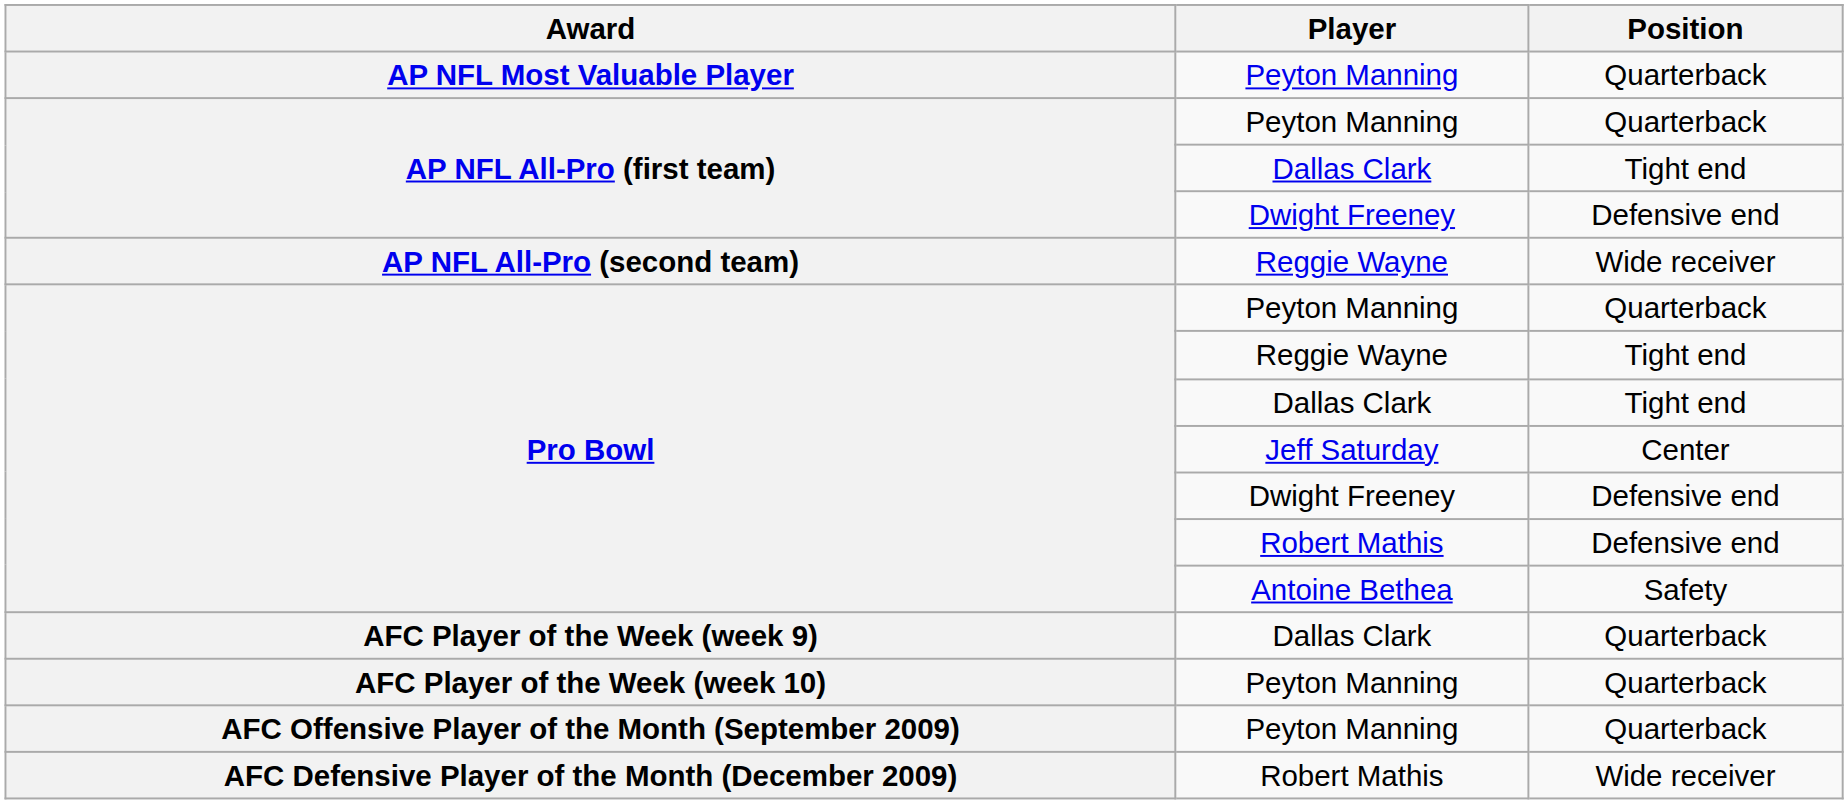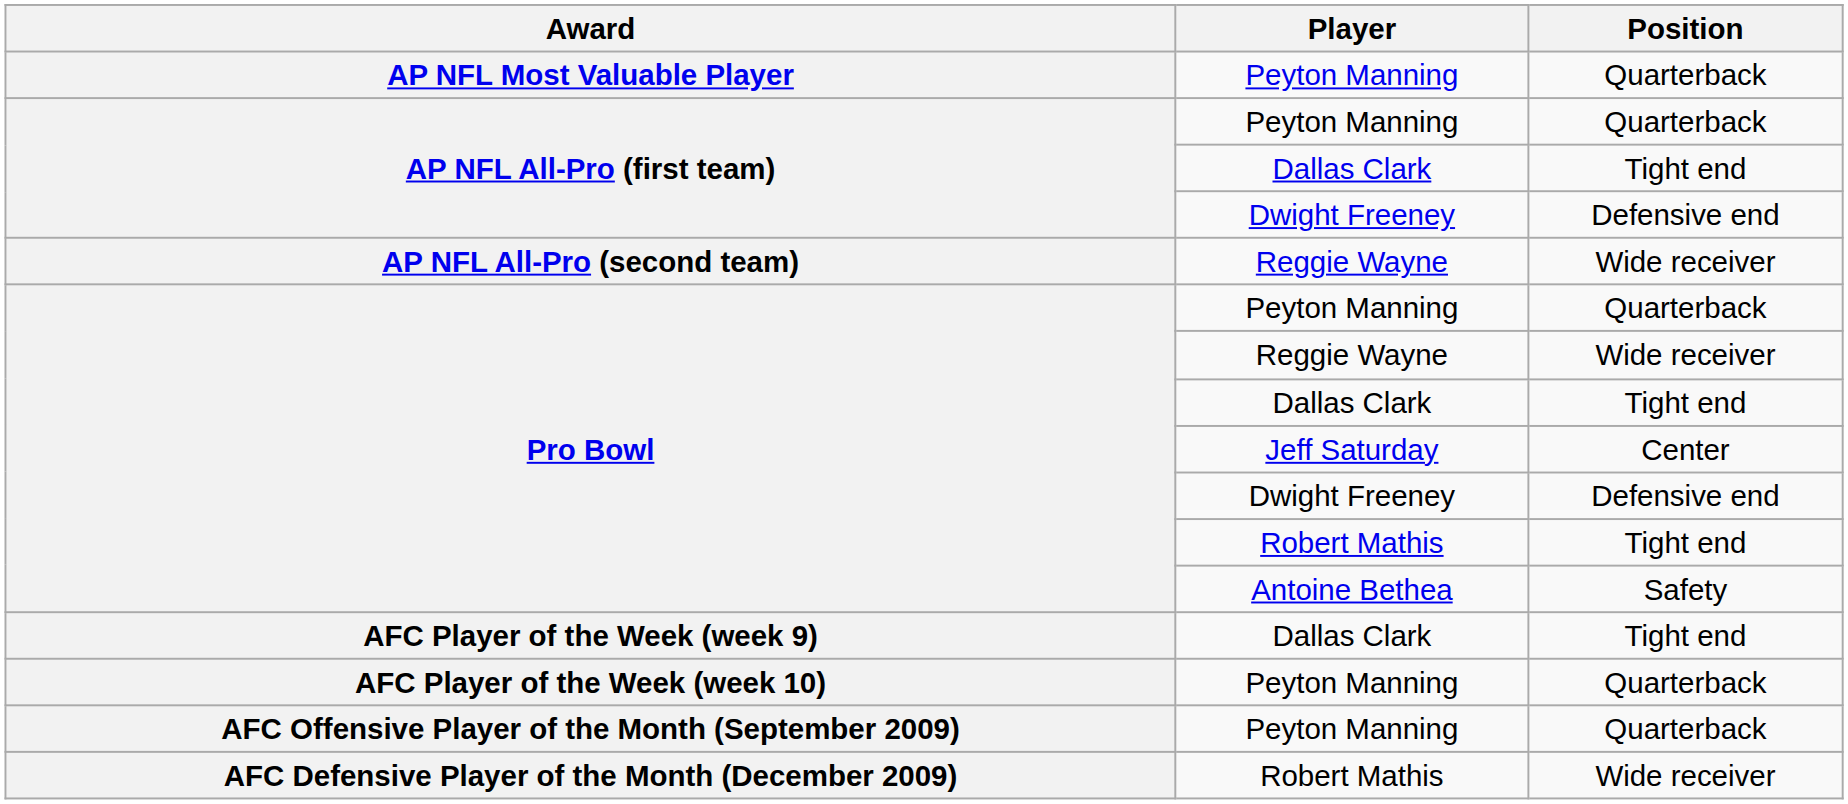(1685, 355) Tight end -> (1685, 355) Wide receiver
(1685, 542) Defensive end -> (1685, 542) Tight end
(1685, 635) Quarterback -> (1685, 635) Tight end
